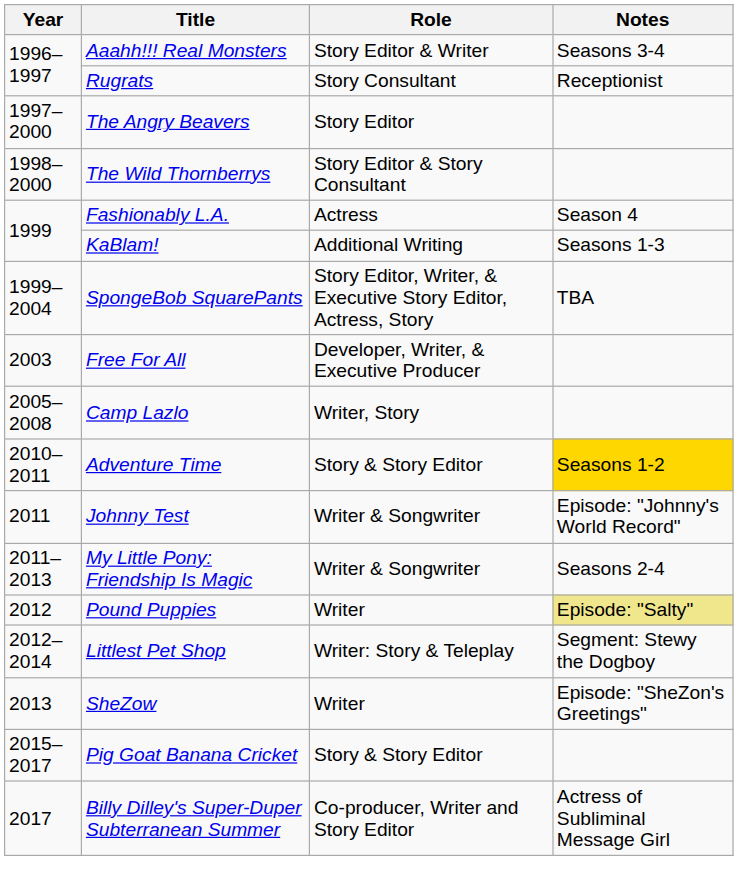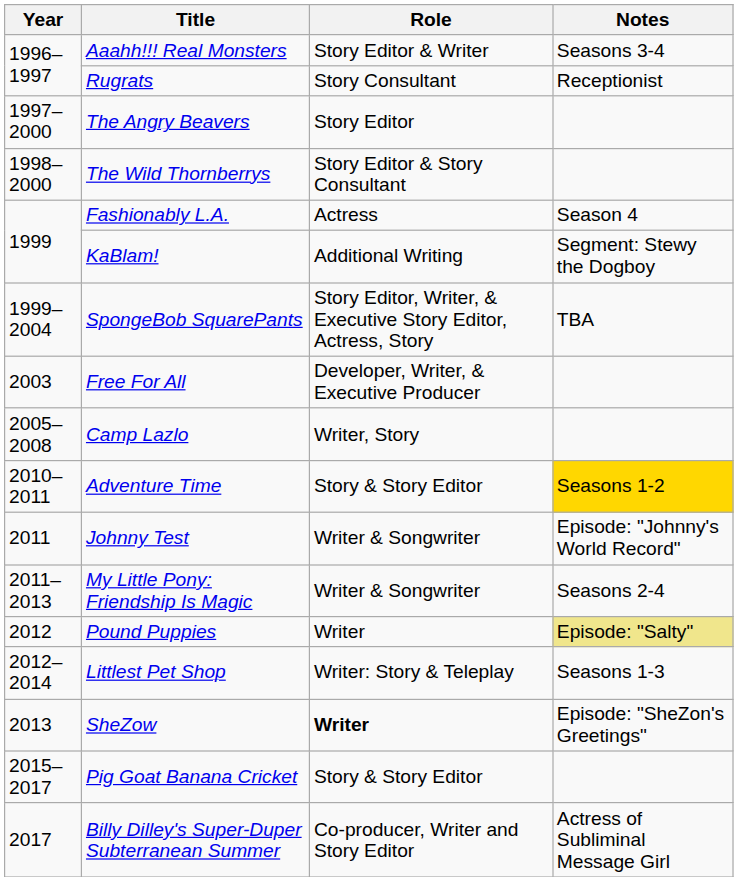(611, 245) Seasons 1-3 -> (627, 256) Segment: Stewy the Dogboy
(627, 651) Segment: Stewy the Dogboy -> (611, 672) Seasons 1-3
(339, 703) normal -> (342, 724) bold
